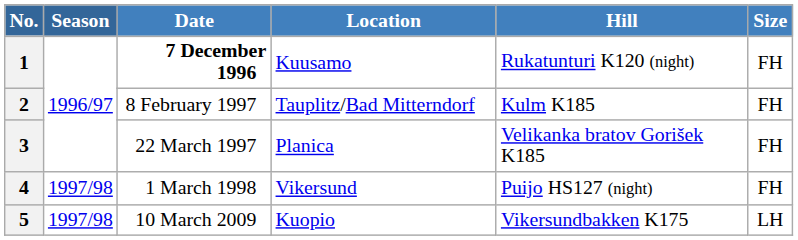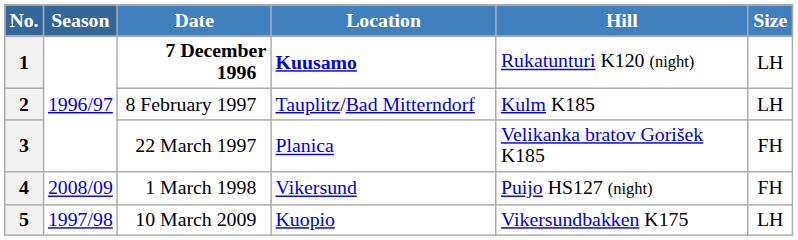(314, 62) normal -> (316, 62) bold
(770, 62) FH -> (770, 62) LH
(770, 103) FH -> (770, 103) LH
(80, 188) 1997/98 -> (80, 188) 2008/09
